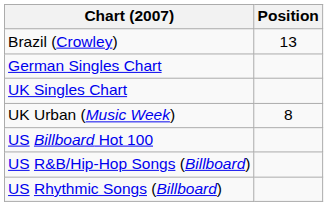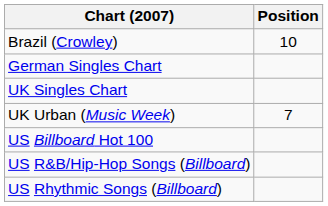(288, 41) 13 -> (288, 41) 10
(288, 115) 8 -> (288, 115) 7
